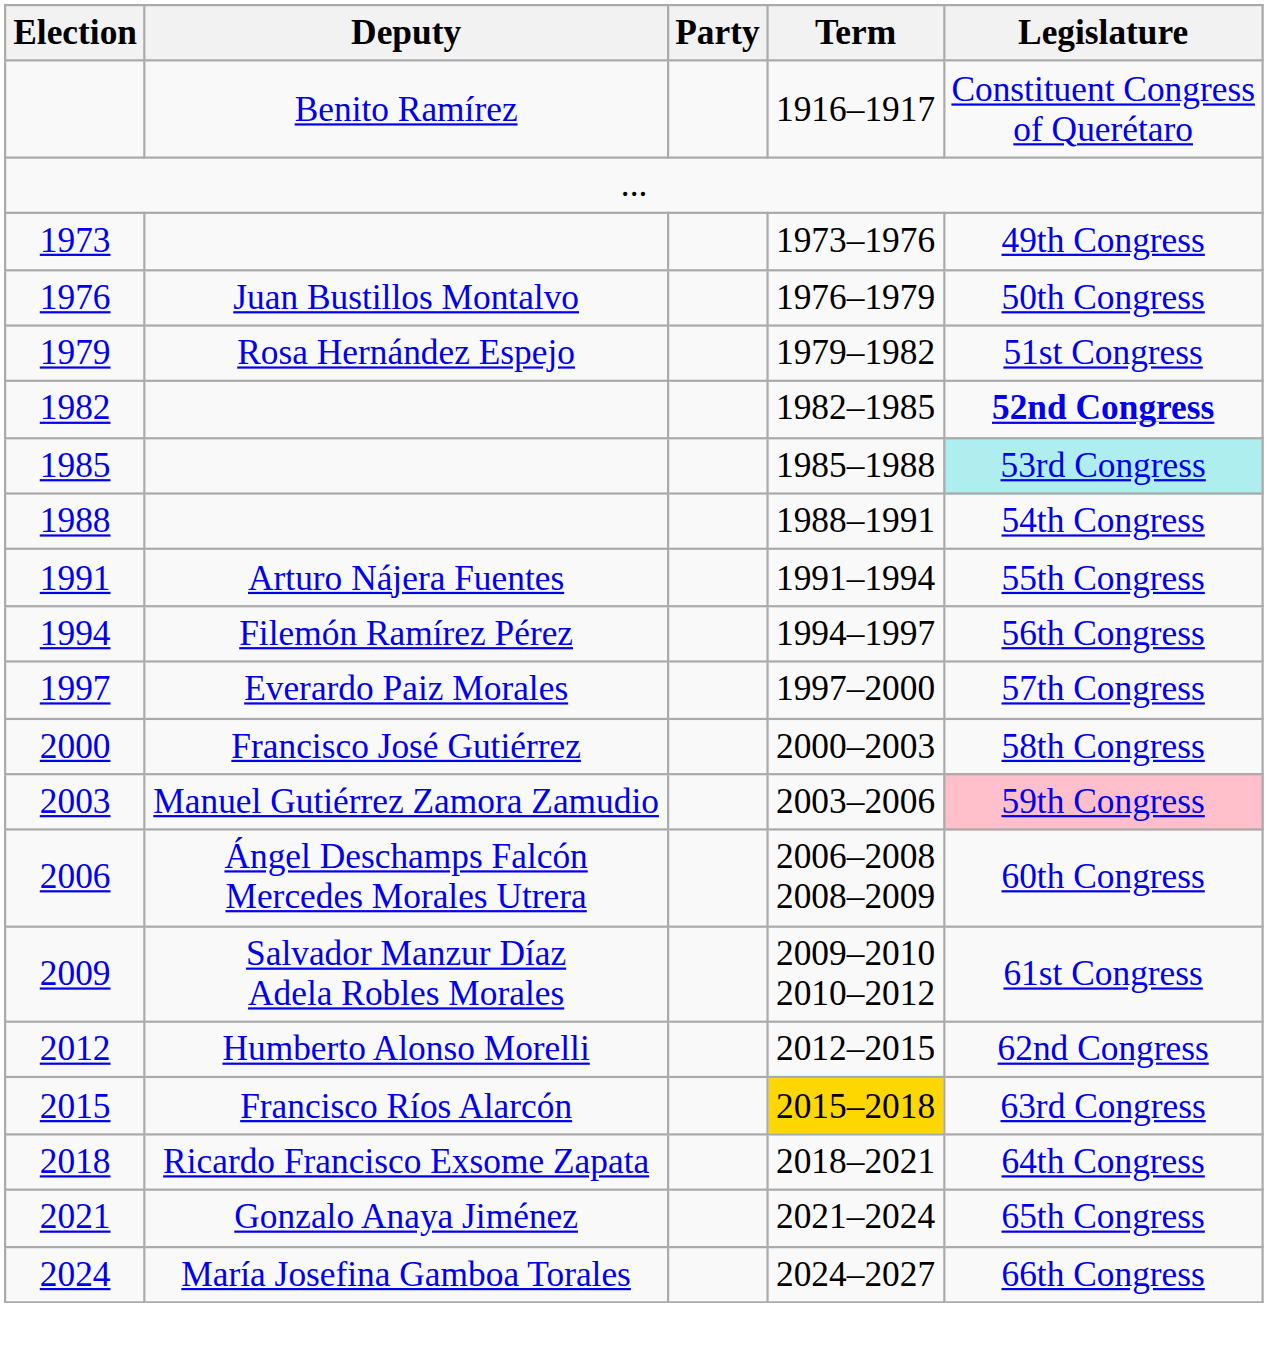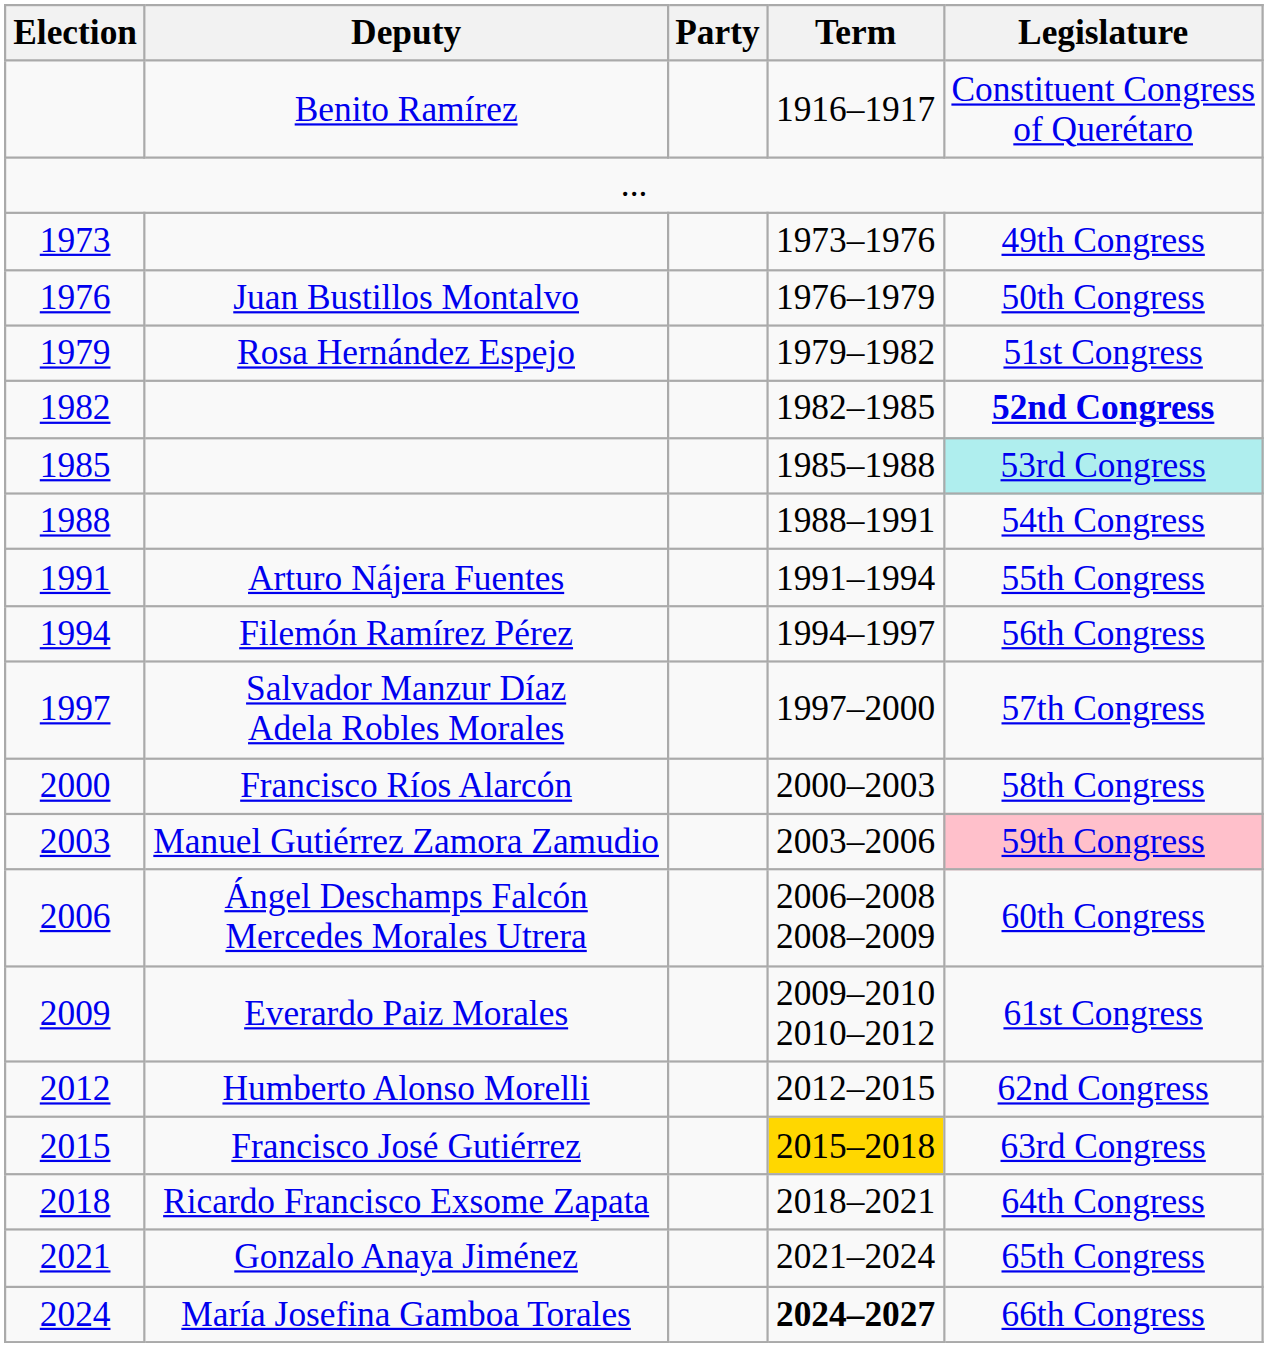(406, 689) Everardo Paiz Morales -> (406, 709) Salvador Manzur Díaz Adela Robles Morales
(406, 745) Francisco José Gutiérrez -> (406, 785) Francisco Ríos Alarcón
(406, 973) Salvador Manzur Díaz Adela Robles Morales -> (406, 1012) Everardo Paiz Morales
(406, 1105) Francisco Ríos Alarcón -> (406, 1144) Francisco José Gutiérrez
(856, 1273) normal -> (856, 1313) bold
